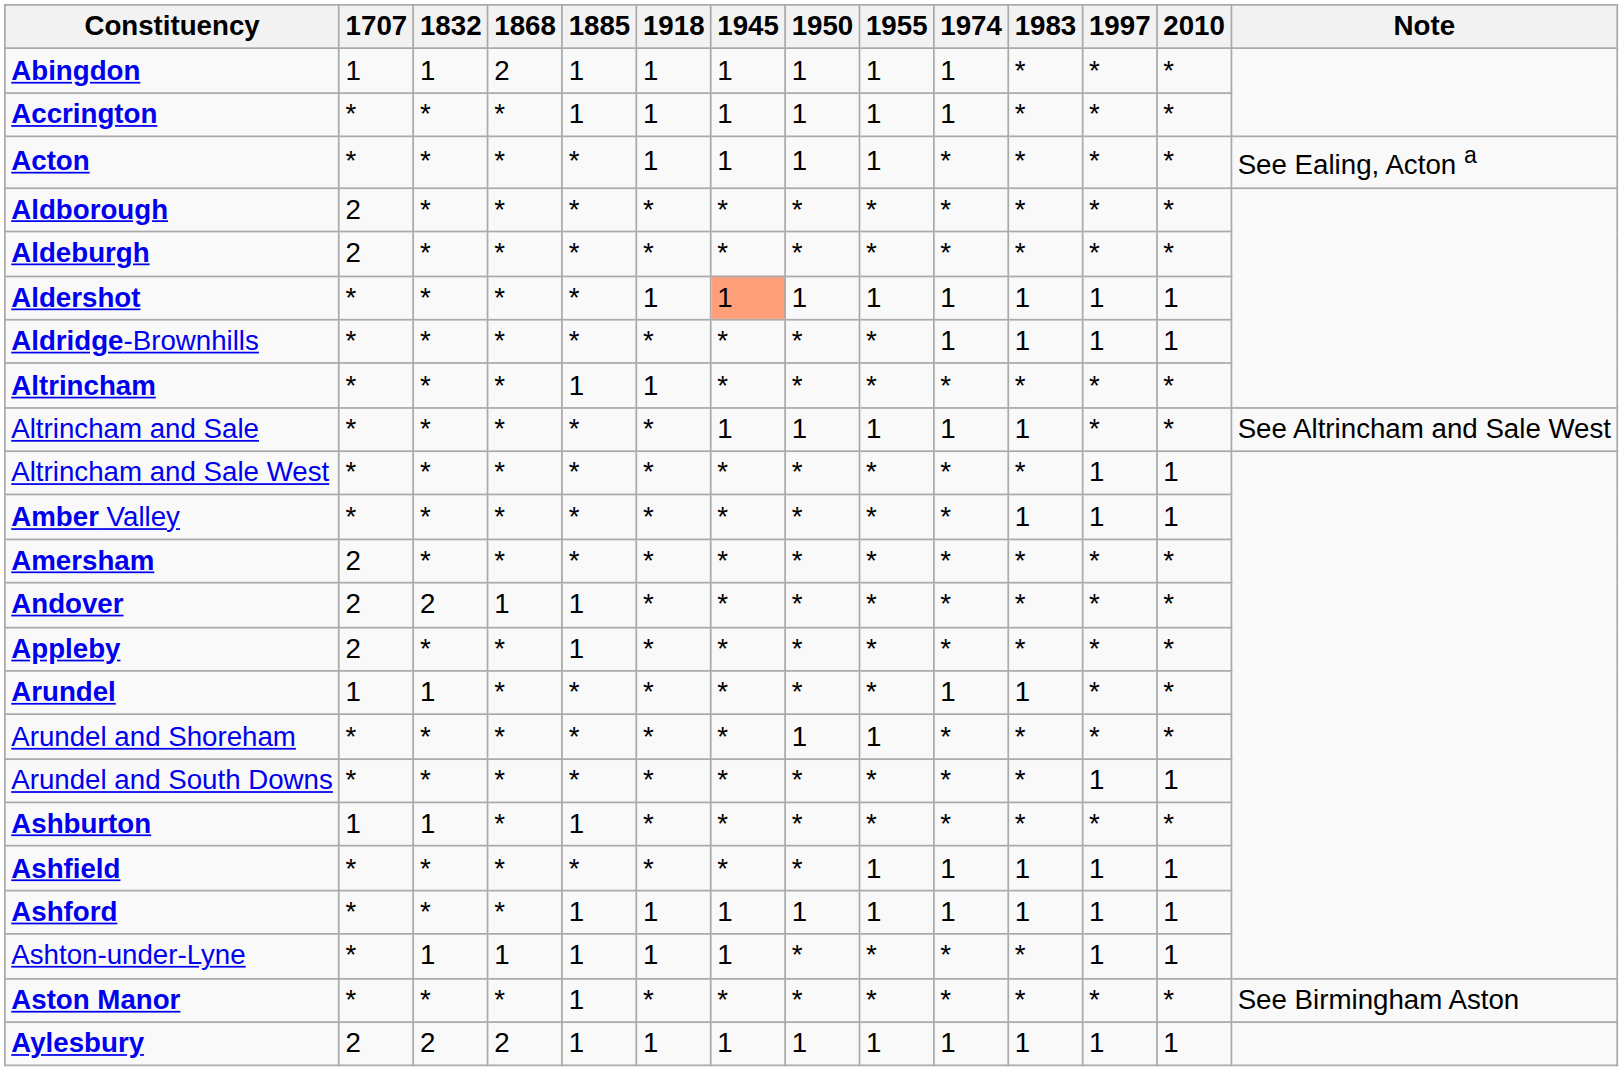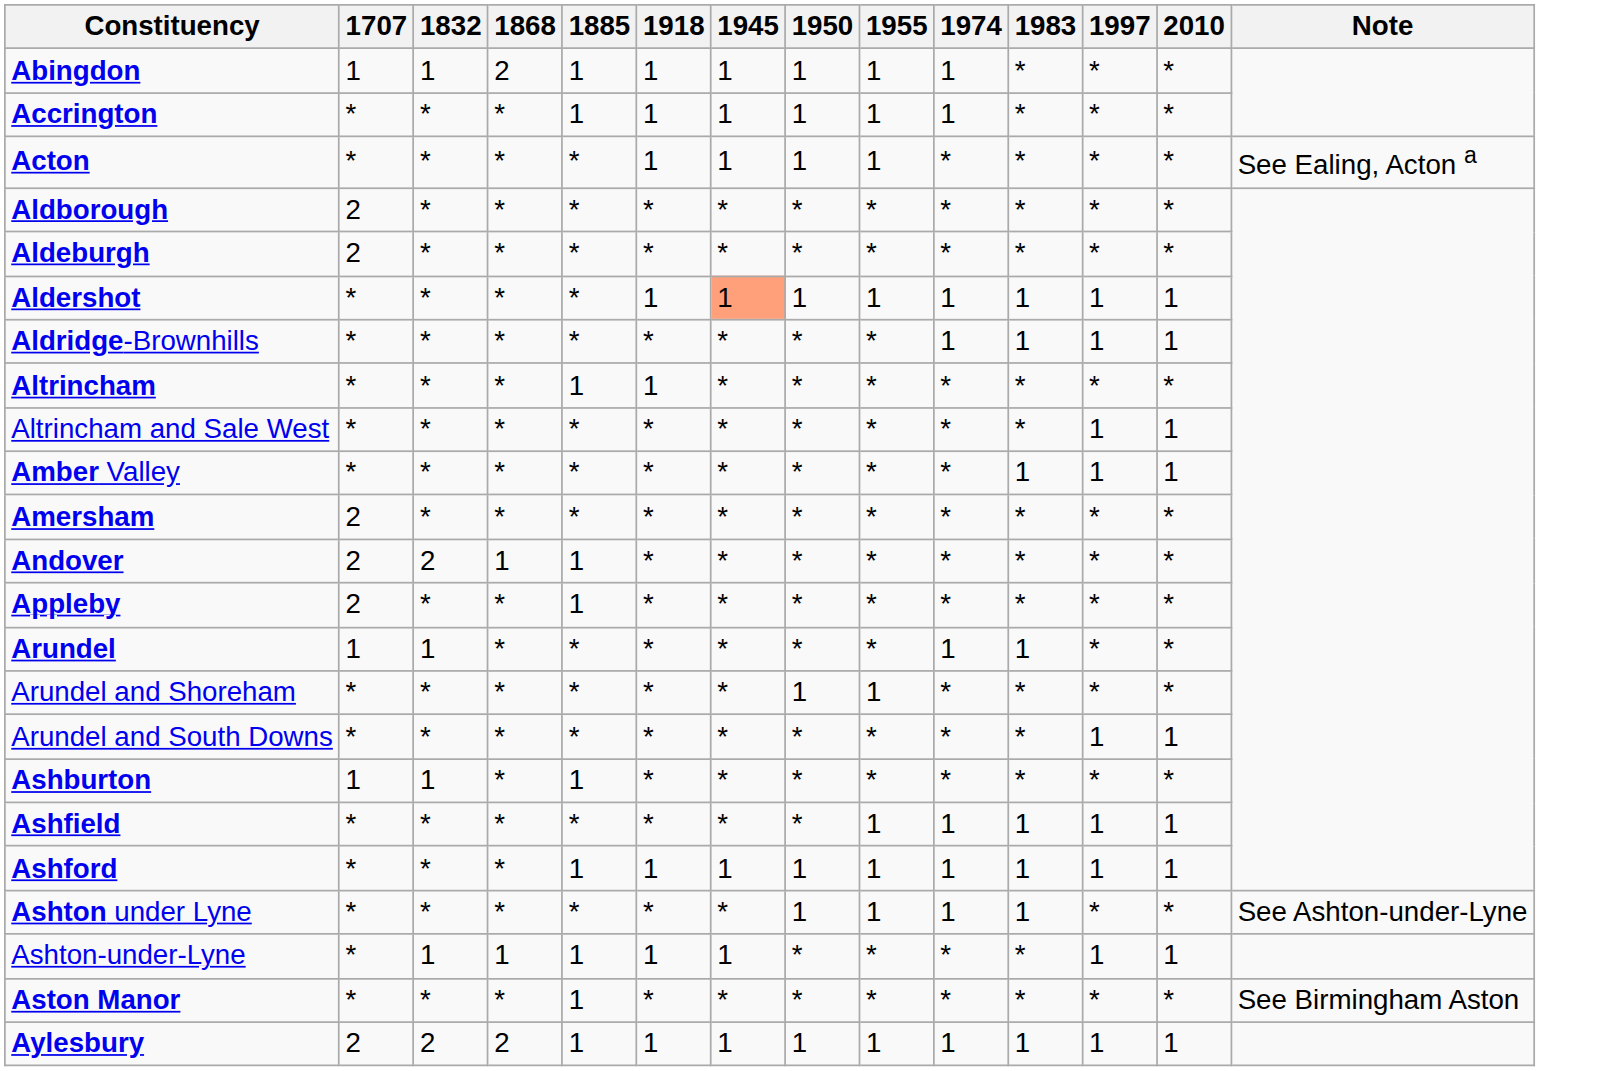- row: (135, 429)
+ row: (132, 911)
